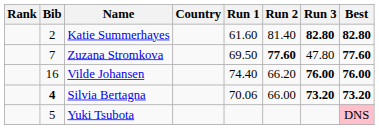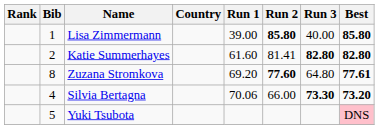+ row: (114, 34)
(282, 34) 81.40 -> (282, 54) 81.41
(52, 54) 7 -> (52, 74) 8
(243, 54) 69.50 -> (243, 74) 69.20
(320, 54) 47.80 -> (320, 74) 64.80
(357, 54) 77.60 -> (357, 74) 77.61
- row: (106, 74)
(52, 94) bold -> (52, 94) normal
(320, 94) 73.20 -> (320, 94) 73.30
